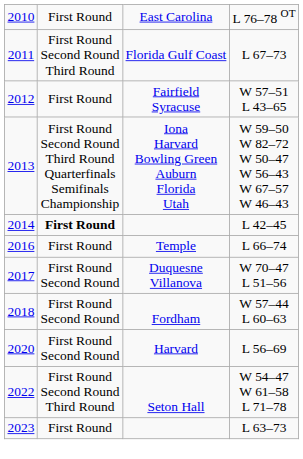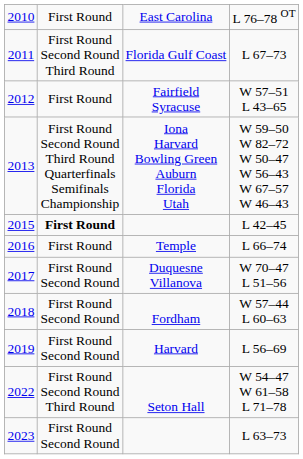(21, 225) 2014 -> (21, 225) 2015
(21, 348) 2020 -> (21, 348) 2019
(80, 428) First Round -> (80, 436) First Round Second Round
